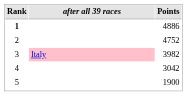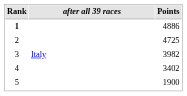(171, 40) 4752 -> (171, 40) 4725
(39, 54) pink background -> (39, 54) no background
(171, 68) 3042 -> (171, 68) 3402
